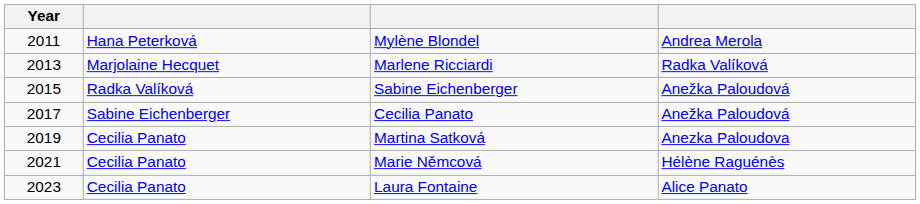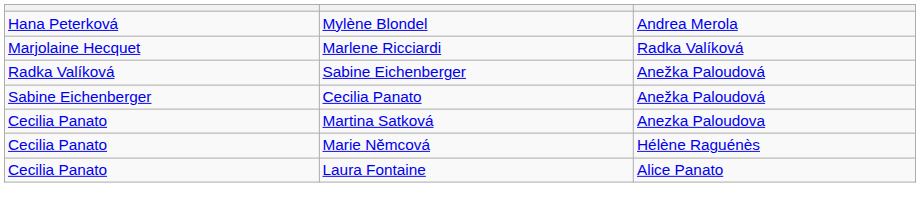- column: (44, 16)
